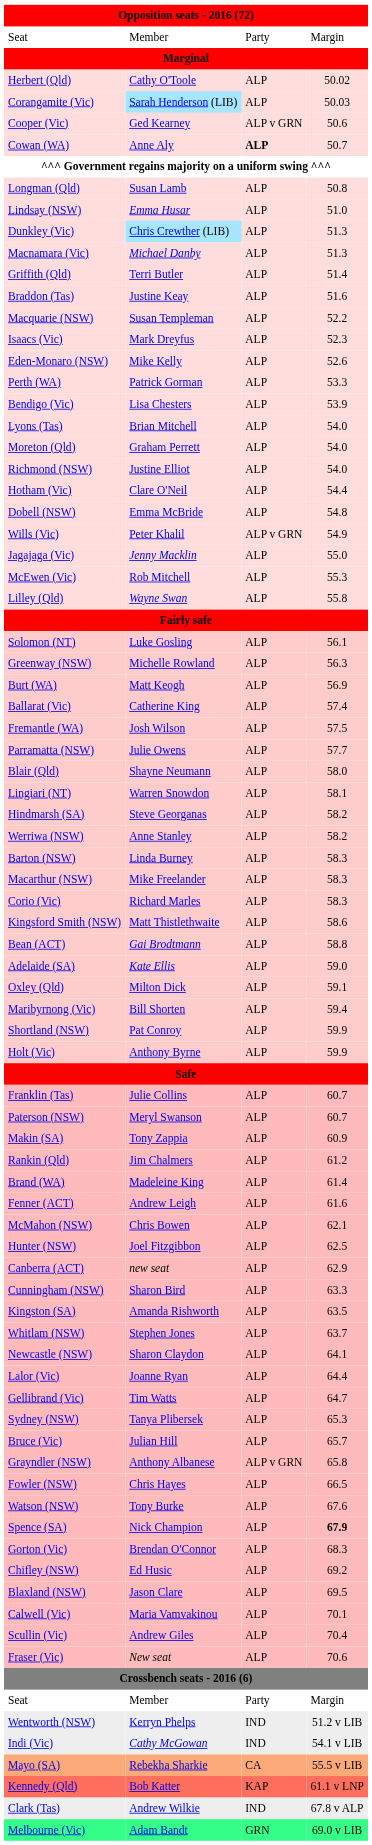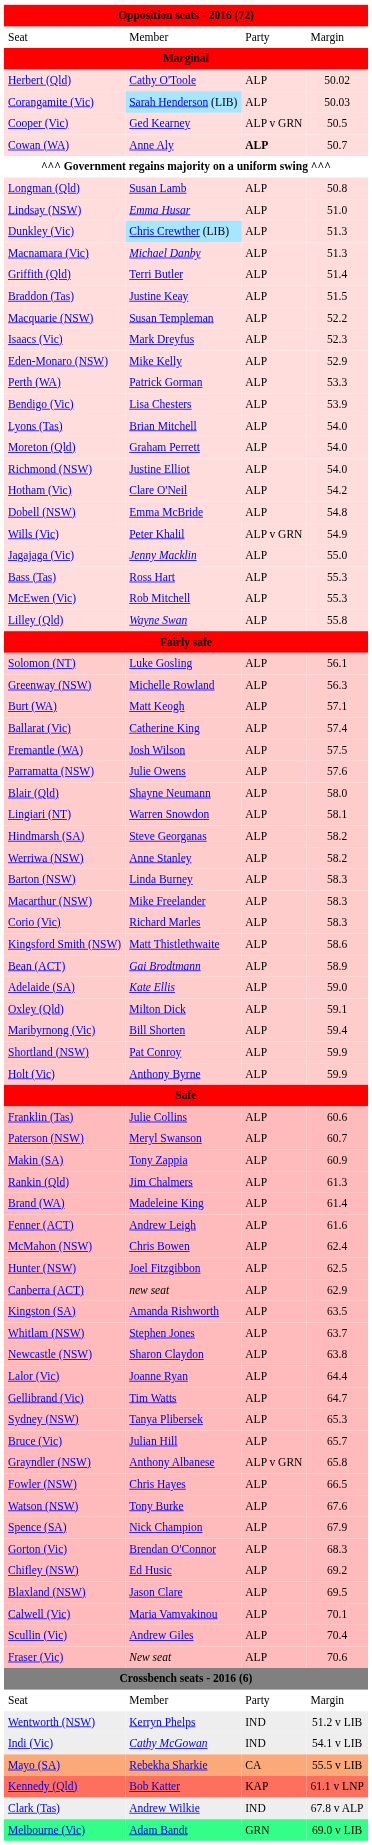(337, 123) 50.6 -> (337, 123) 50.5
(337, 296) 51.6 -> (337, 296) 51.5
(337, 361) 52.6 -> (337, 361) 52.9
(337, 490) 54.4 -> (337, 490) 54.2
+ row: (32, 577)
(337, 685) 56.9 -> (337, 706) 57.1
(337, 749) 57.7 -> (337, 771) 57.6
(337, 944) 58.8 -> (337, 965) 58.9
(337, 1095) 60.7 -> (337, 1117) 60.6
(337, 1160) 61.2 -> (337, 1181) 61.3
(337, 1225) 62.1 -> (337, 1246) 62.4
- row: (56, 1289)
(337, 1354) 64.1 -> (337, 1354) 63.8
(337, 1527) bold -> (337, 1527) normal
